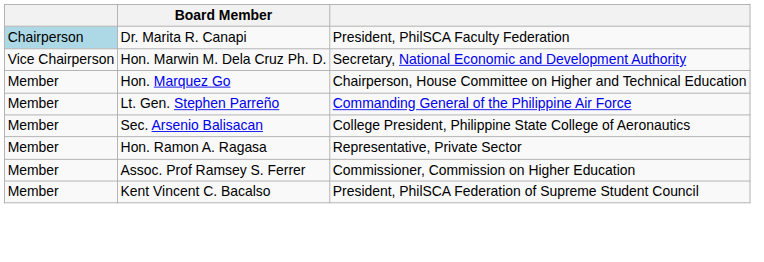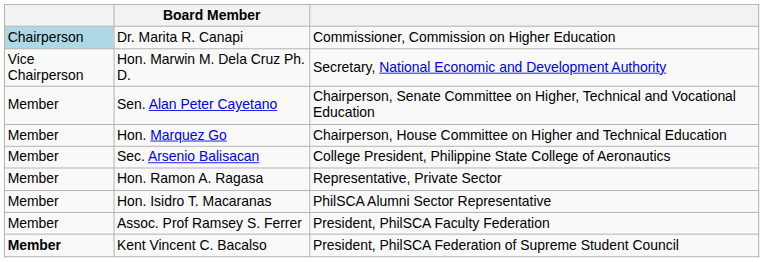(451, 37) President, PhilSCA Faculty Federation -> (464, 37) Commissioner, Commission on Higher Education
+ row: (197, 105)
- row: (200, 103)
+ row: (194, 201)
(484, 170) Commissioner, Commission on Higher Education -> (431, 223) President, PhilSCA Faculty Federation
(33, 192) normal -> (34, 245) bold
